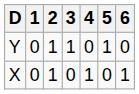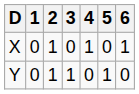rows swapped: (15, 74) <-> (15, 46)
